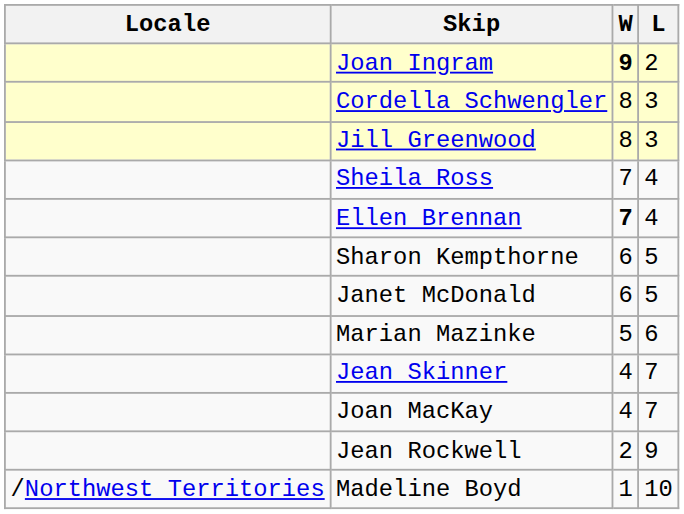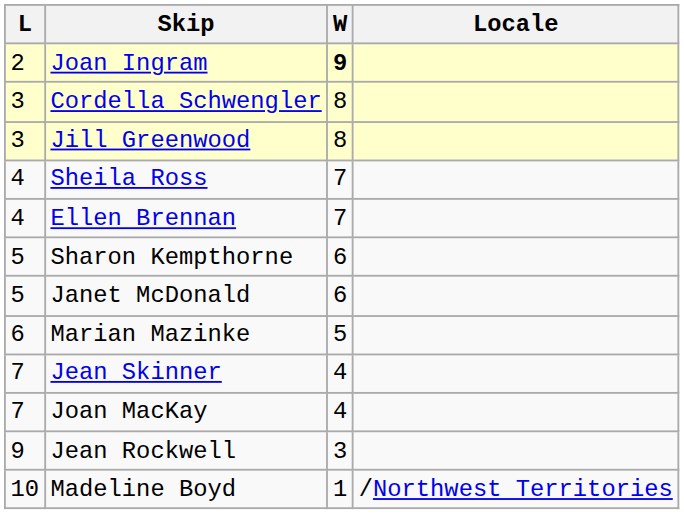columns swapped: (168, 24) <-> (658, 24)
(626, 218) bold -> (340, 218) normal
(626, 451) 2 -> (340, 451) 3
